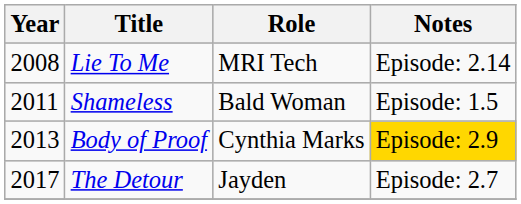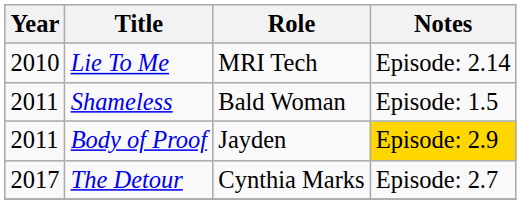(35, 62) 2008 -> (35, 62) 2010
(35, 140) 2013 -> (34, 140) 2011
(291, 140) Cynthia Marks -> (252, 140) Jayden
(252, 179) Jayden -> (291, 179) Cynthia Marks
